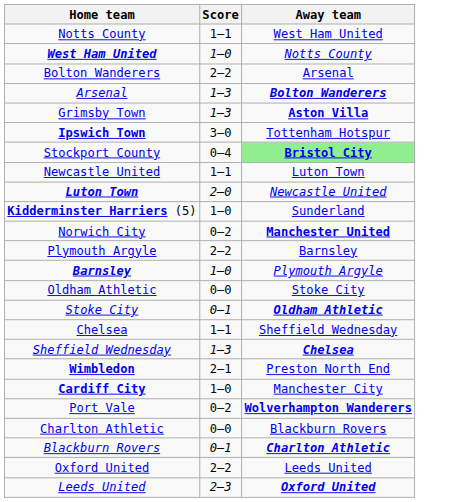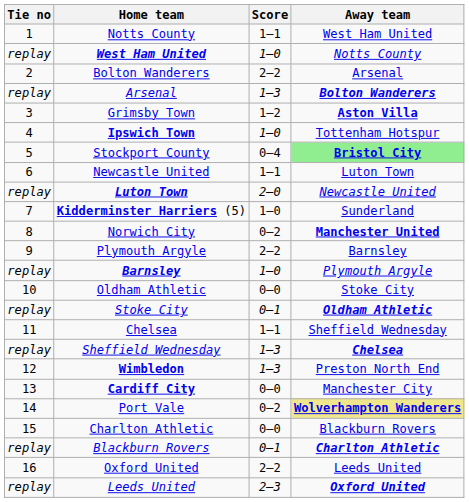+ column: (29, 14)
(221, 113) 1–3 -> (270, 113) 1–2
(221, 133) 3–0 -> (270, 133) 1–0
(221, 369) 2–1 -> (270, 369) 1–3
(221, 389) 1–0 -> (270, 389) 0–0
(328, 408) no background -> (378, 408) khaki background
